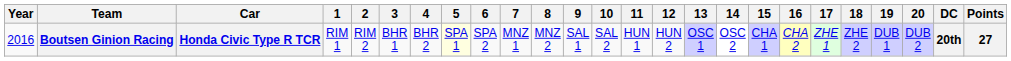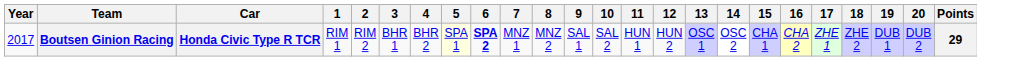- column: (949, 14)
(21, 39) 2016 -> (21, 39) 2017
(485, 39) normal -> (486, 39) bold
(986, 39) 27 -> (956, 39) 29
